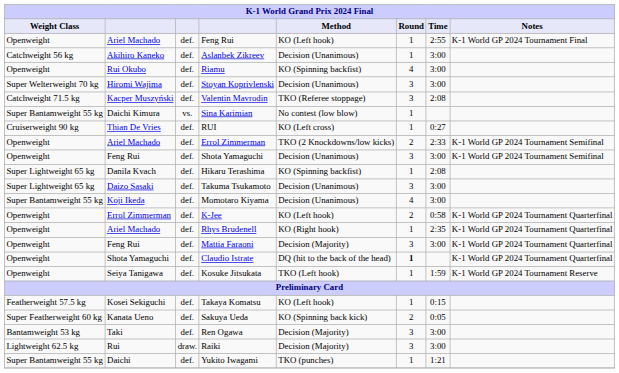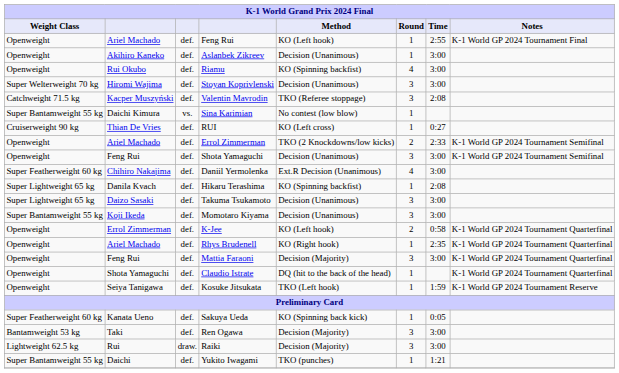(40, 55) Catchweight 56 kg -> (28, 55) Openweight
+ row: (235, 171)
(411, 200) 4 -> (411, 215) 3
(411, 259) bold -> (411, 273) normal
- row: (231, 302)
(411, 317) 2 -> (411, 317) 1
